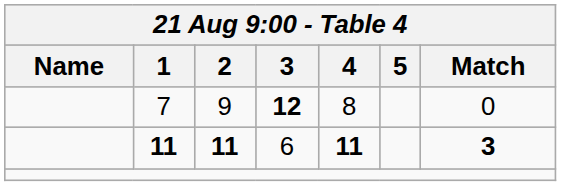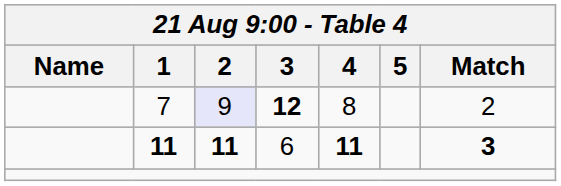(225, 106) no background -> (225, 106) lavender background
(488, 106) 0 -> (488, 106) 2
